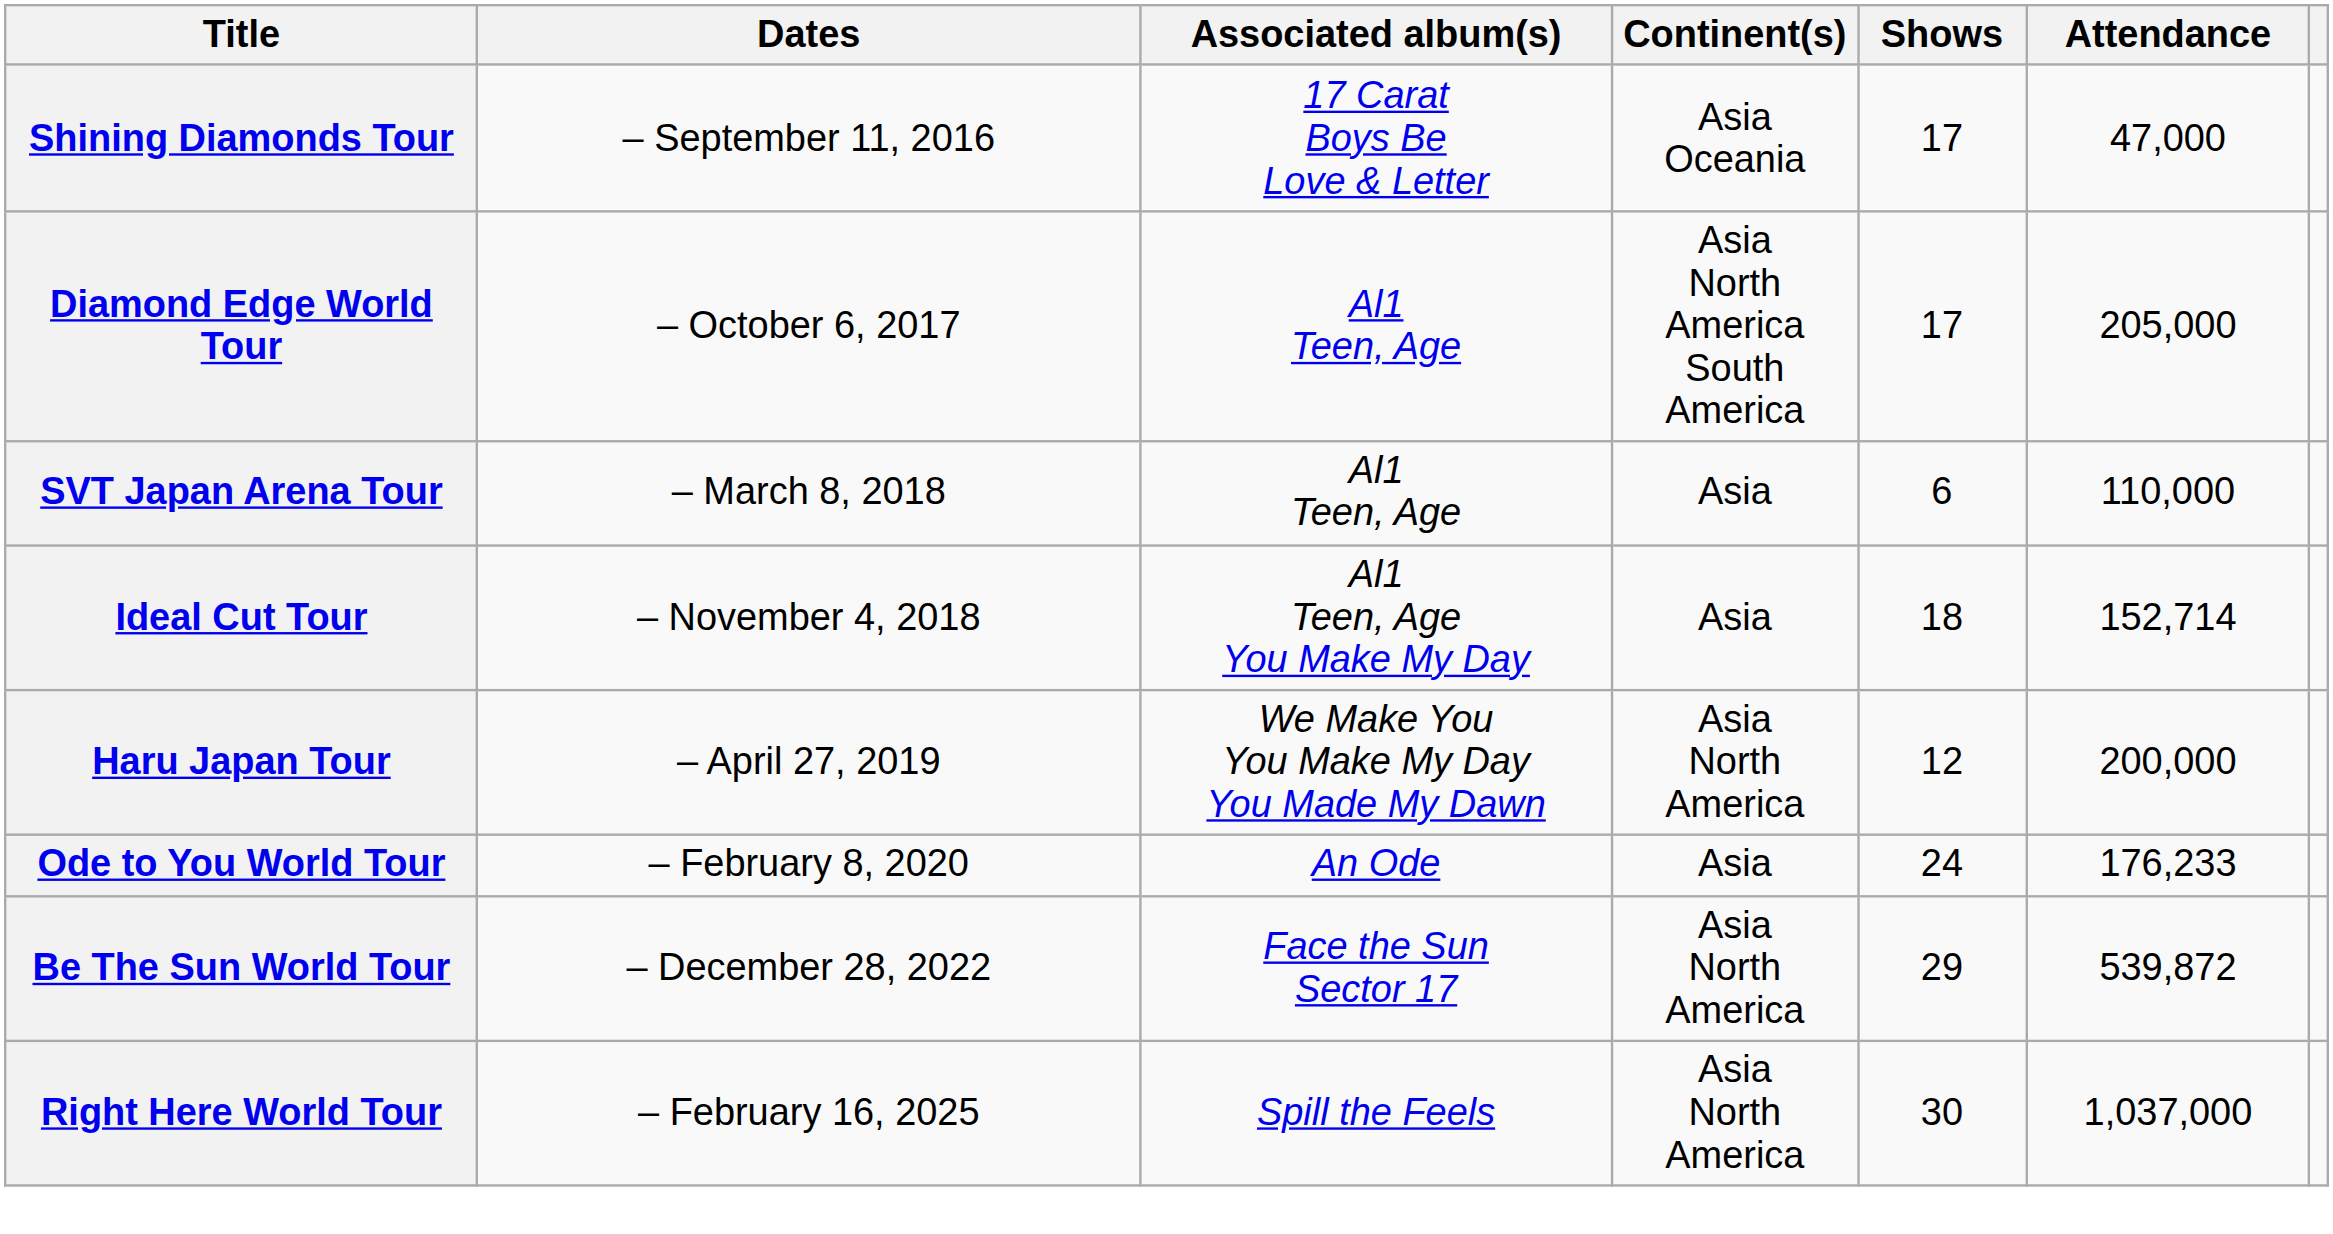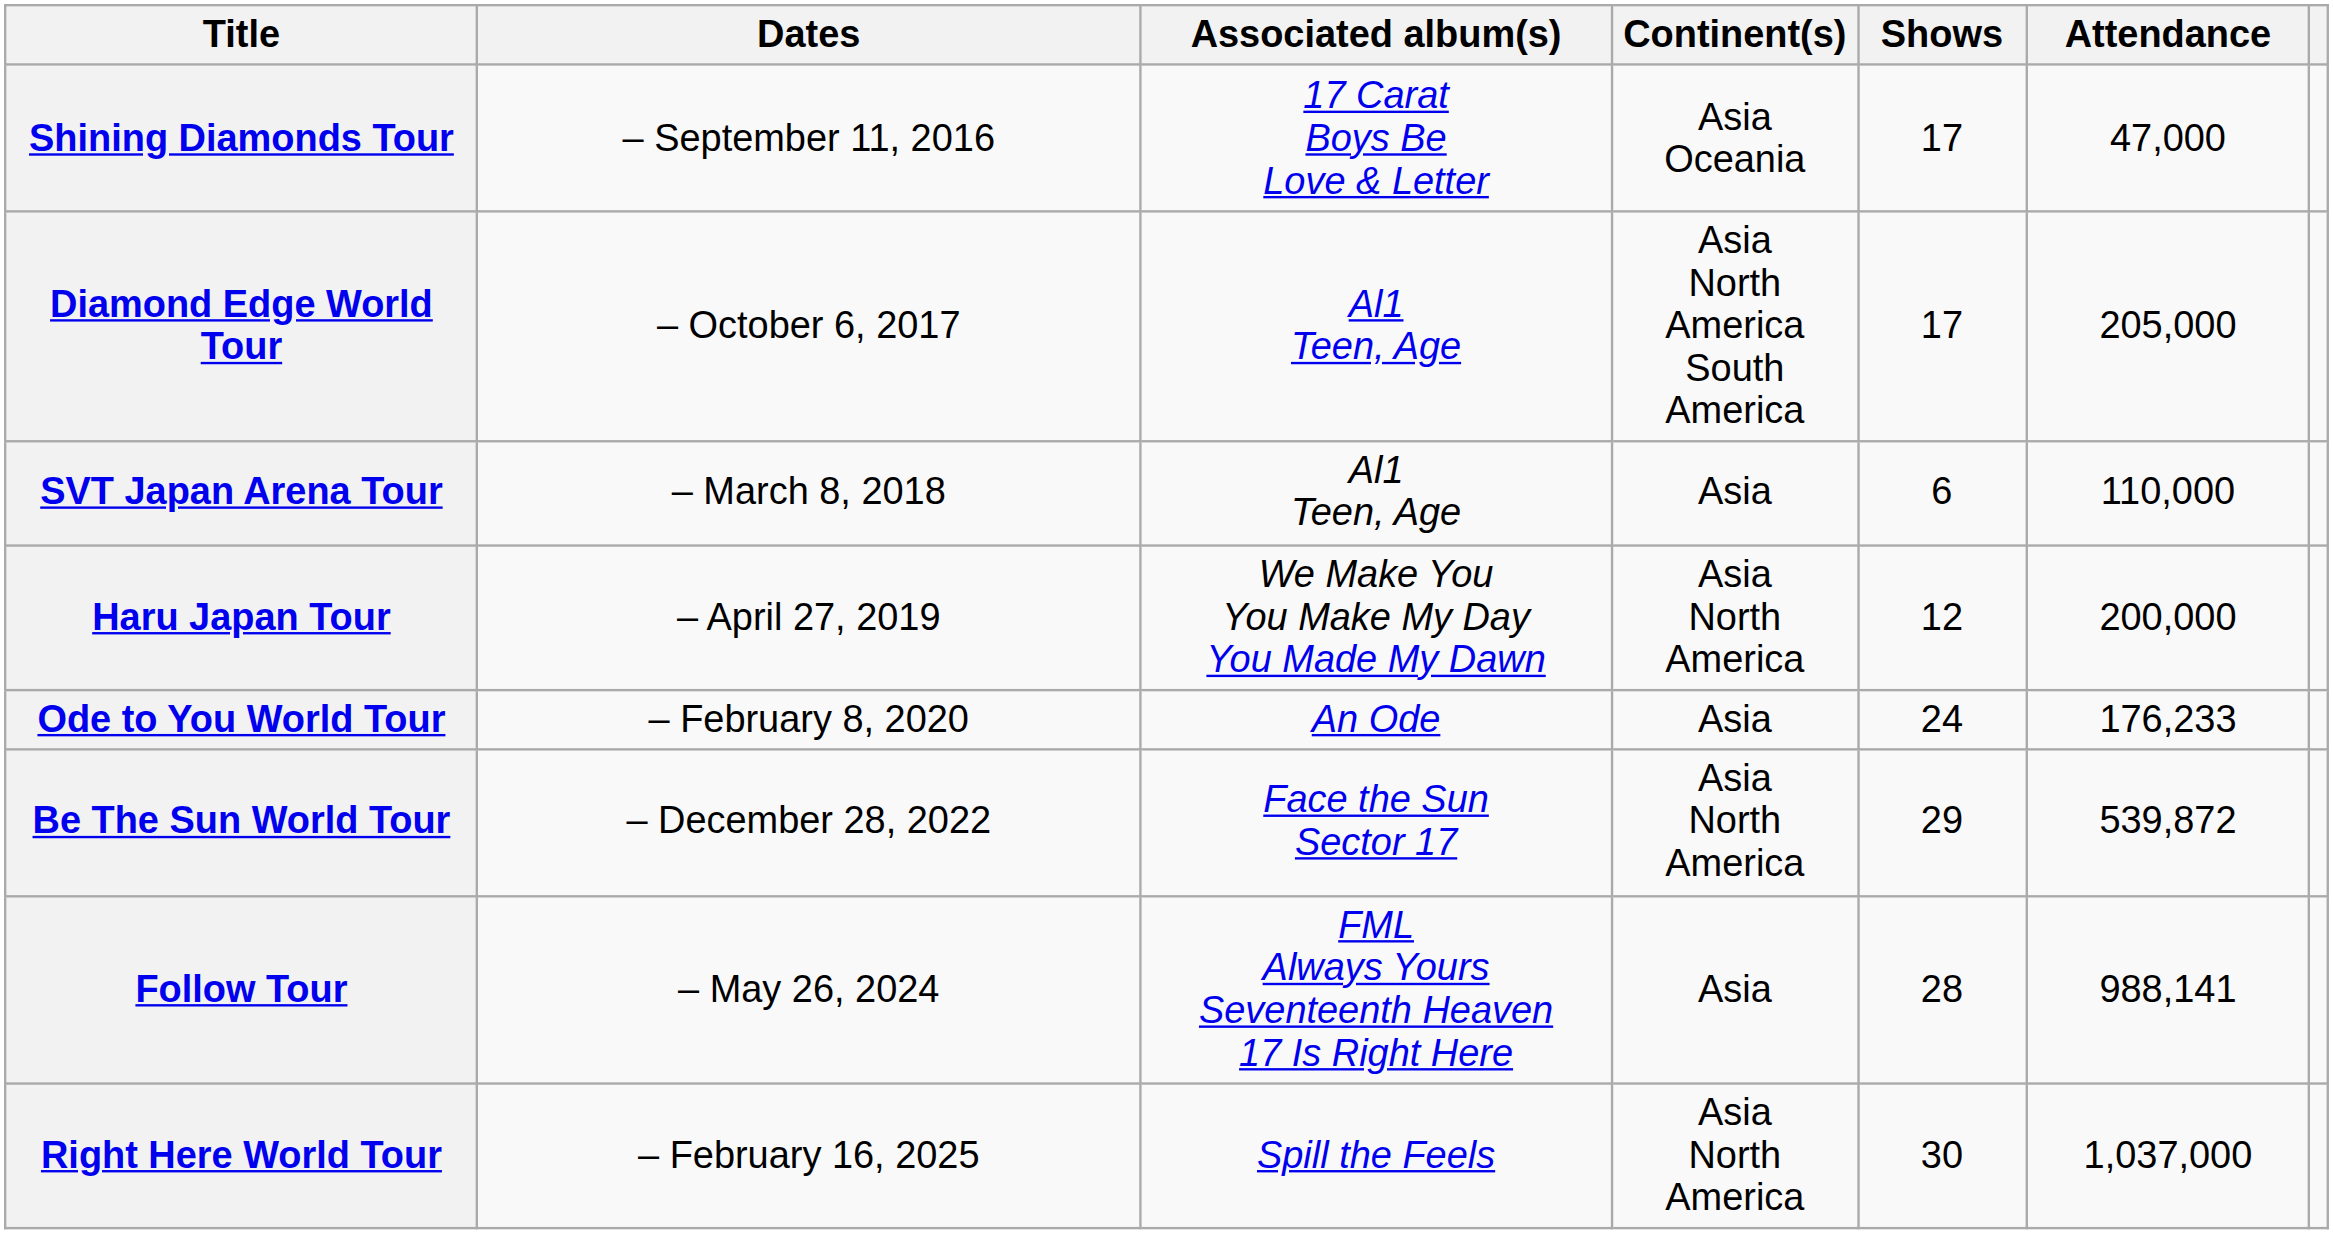- row: (241, 616)
+ row: (241, 988)
